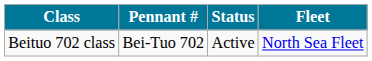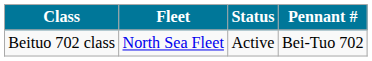columns swapped: (163, 17) <-> (313, 17)
